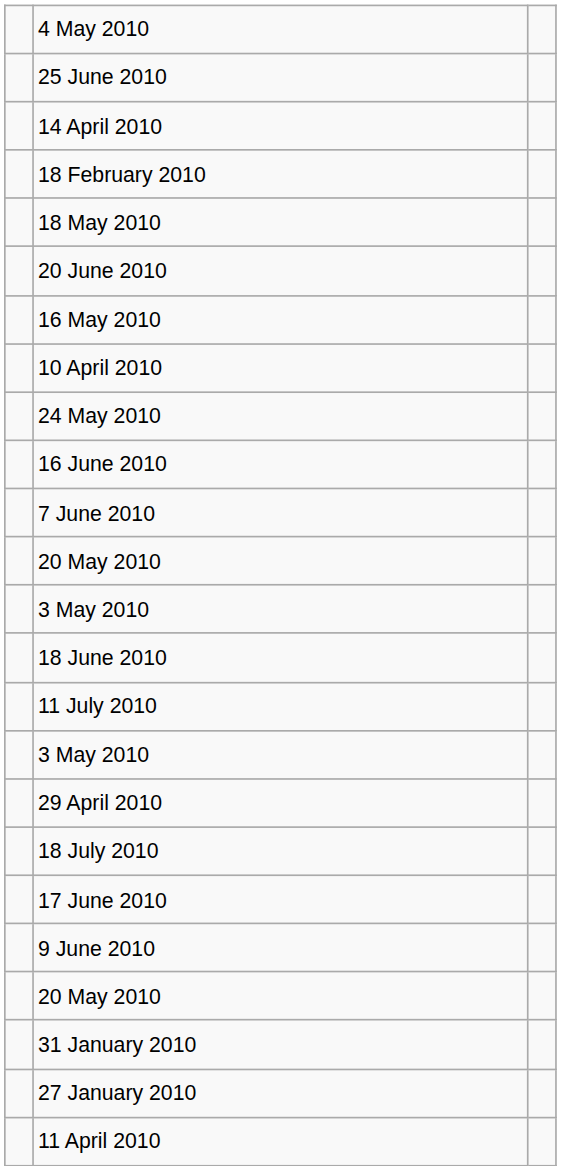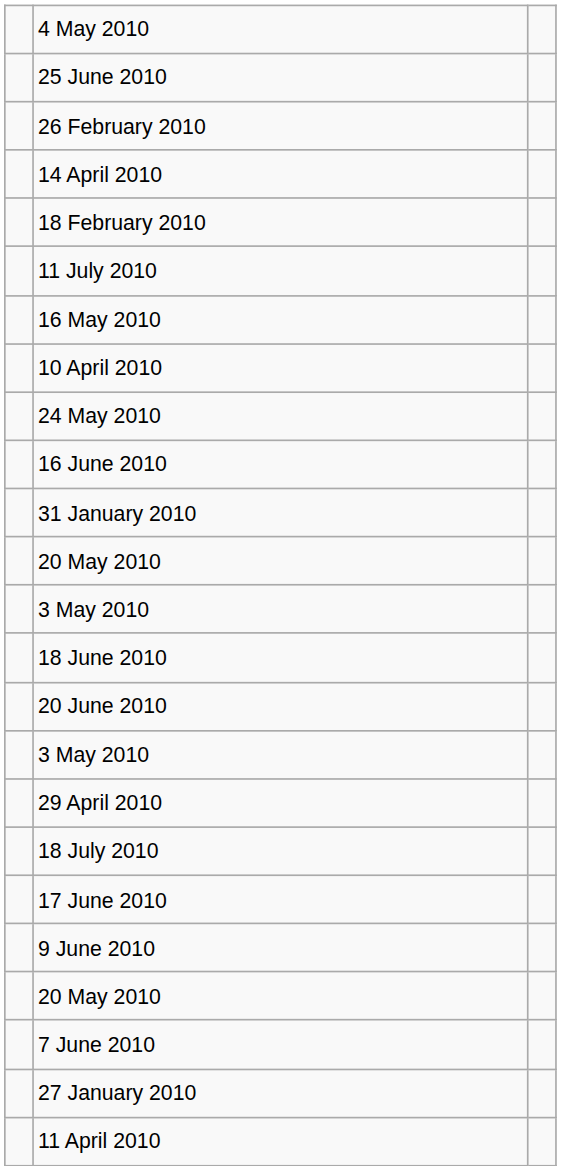+ row: (19, 126)
- row: (19, 223)
rows swapped: (19, 271) <-> (19, 706)
rows swapped: (19, 513) <-> (19, 1045)
